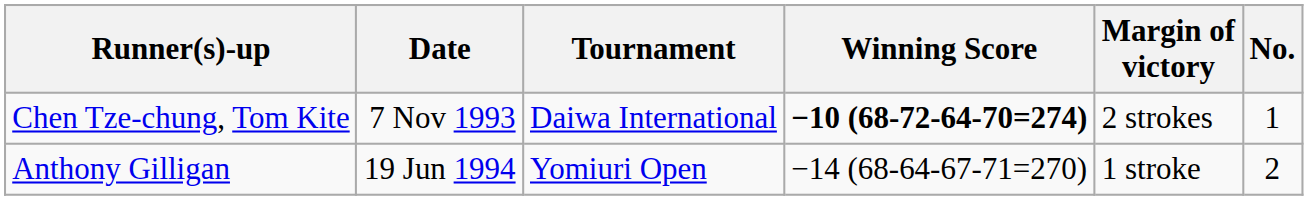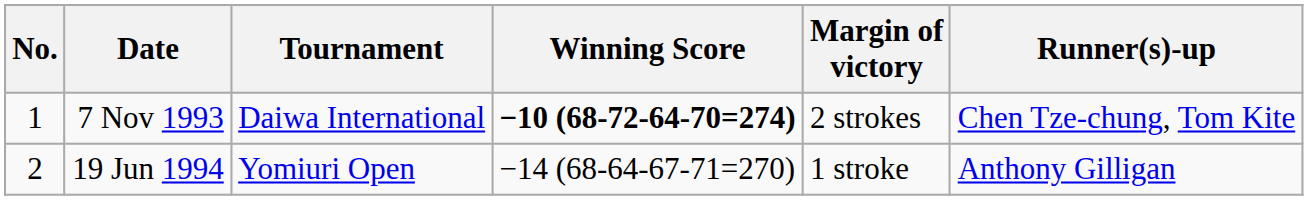columns swapped: (1272, 48) <-> (181, 48)
